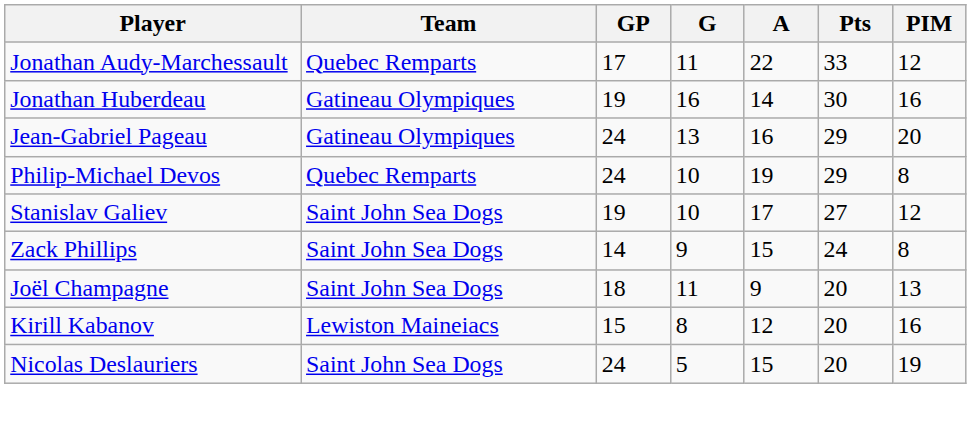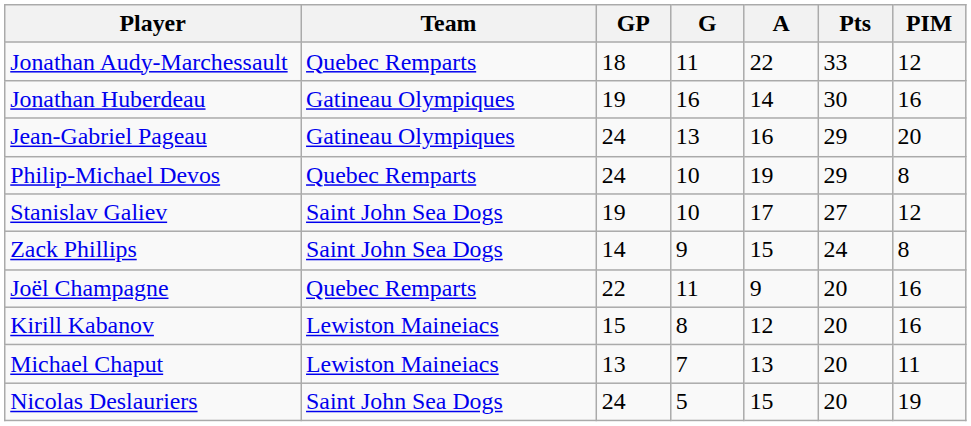(614, 61) 17 -> (614, 61) 18
(404, 288) Saint John Sea Dogs -> (391, 288) Quebec Remparts
(614, 288) 18 -> (614, 288) 22
(909, 288) 13 -> (909, 288) 16
+ row: (87, 363)
